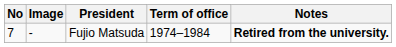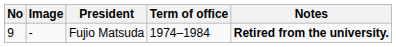(10, 33) 7 -> (10, 33) 9
